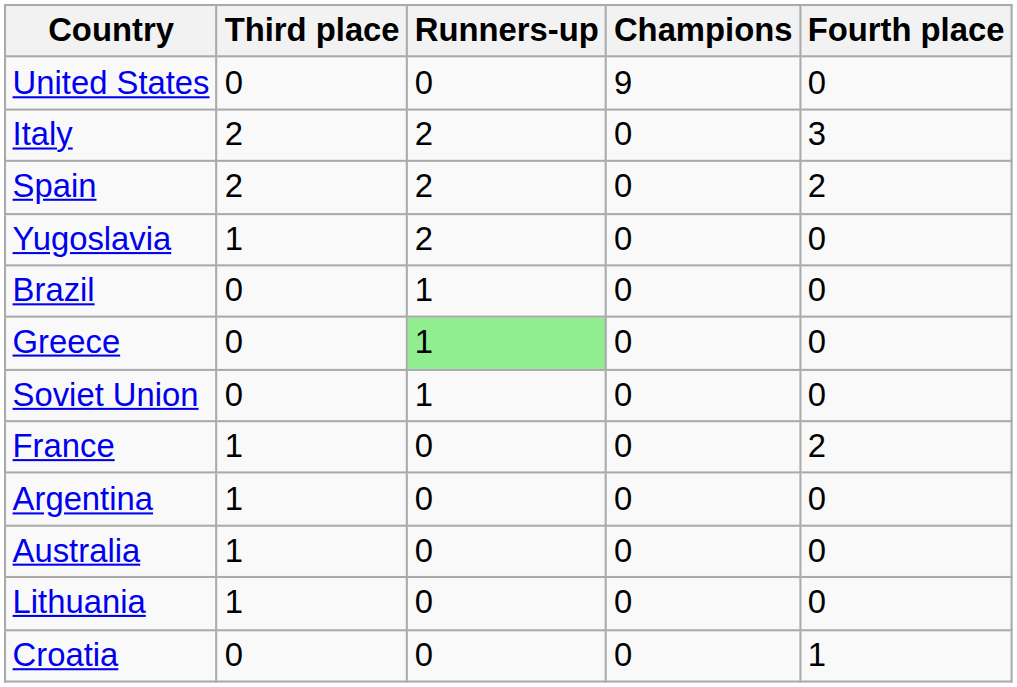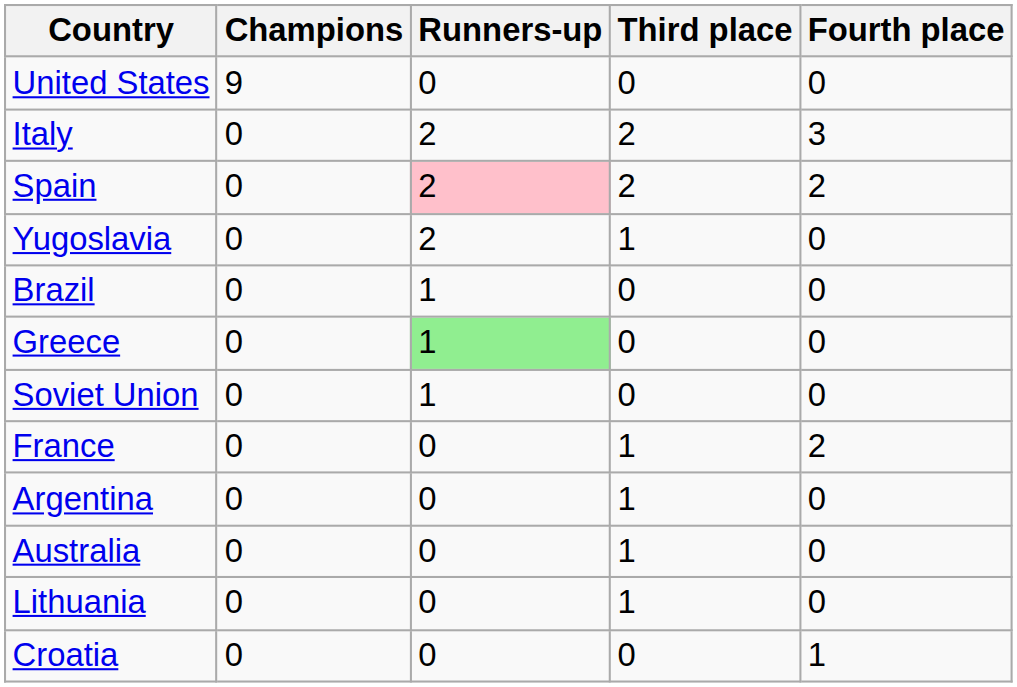columns swapped: (703, 30) <-> (312, 30)
(424, 186) no background -> (427, 186) pink background
